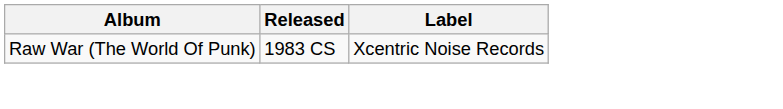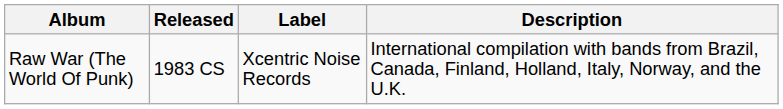+ column: (572, 19)
